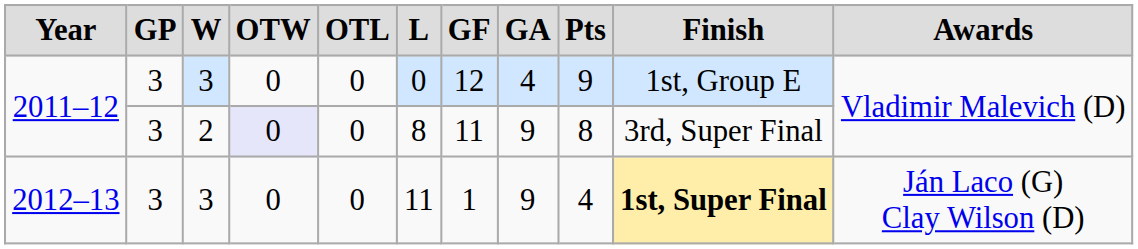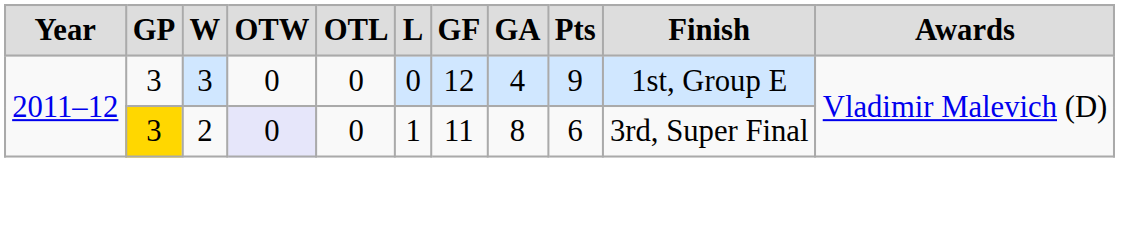(155, 131) no background -> (154, 131) gold background
(419, 131) 8 -> (413, 131) 1
(528, 131) 9 -> (517, 131) 8
(585, 131) 8 -> (575, 131) 6
- row: (66, 200)
